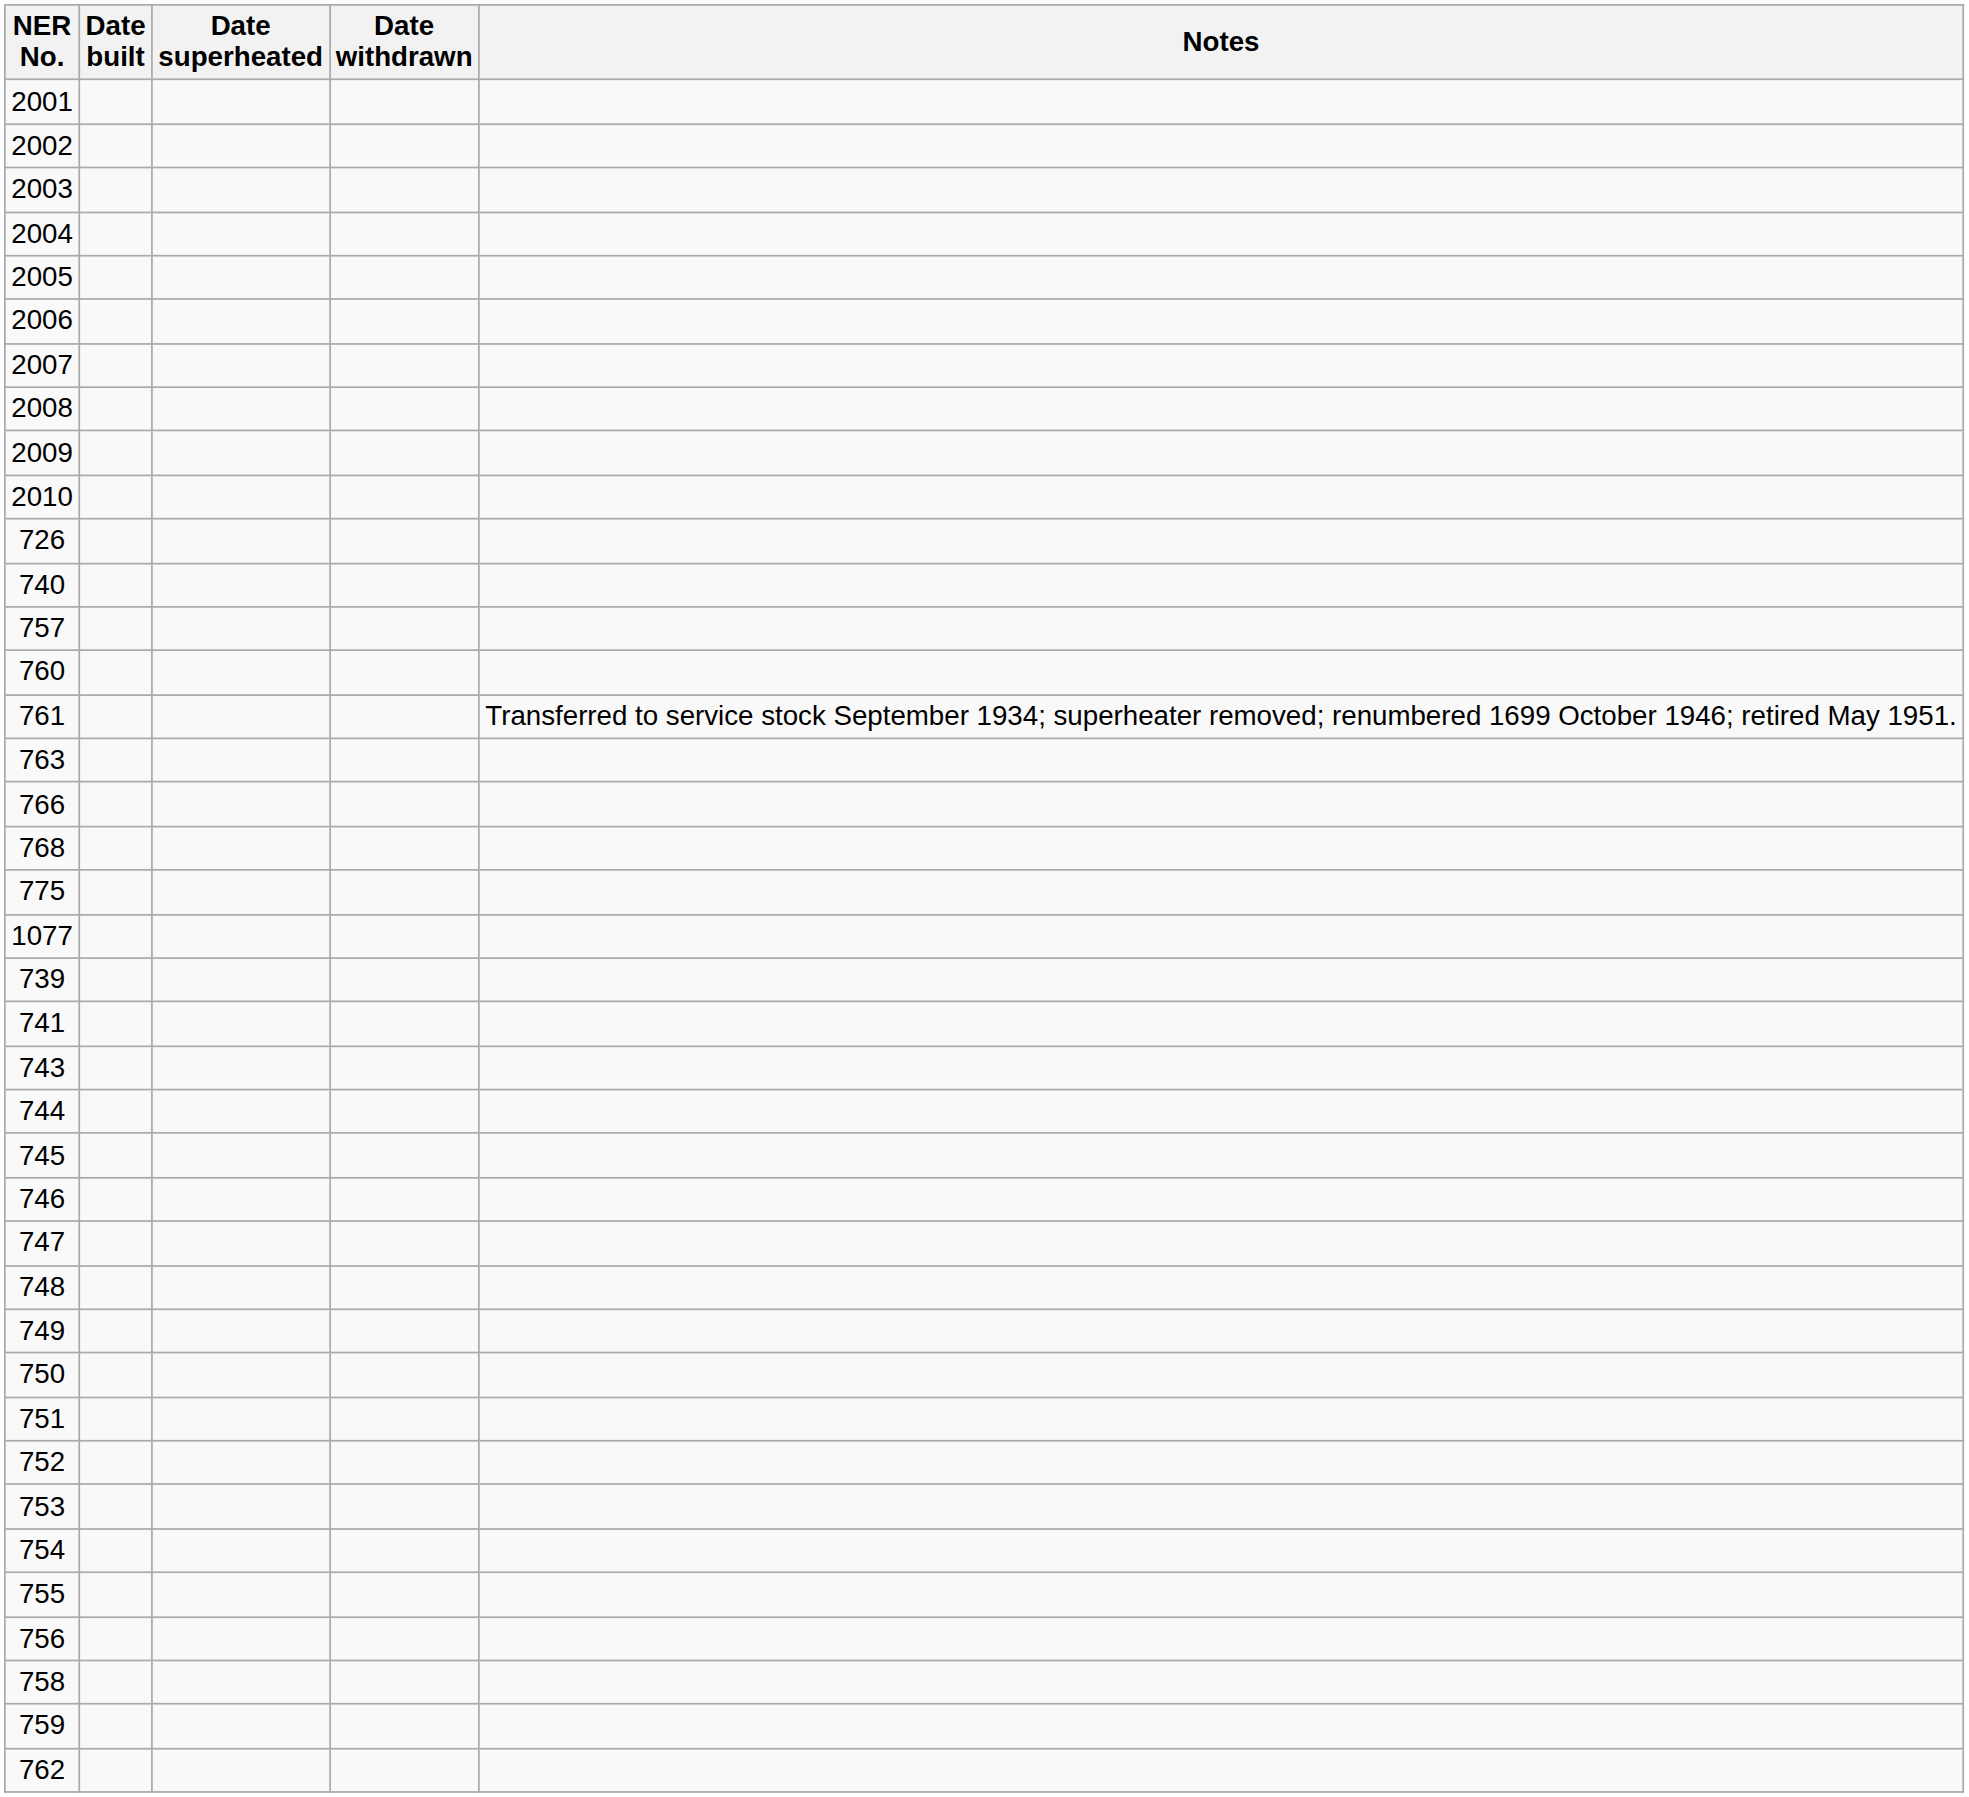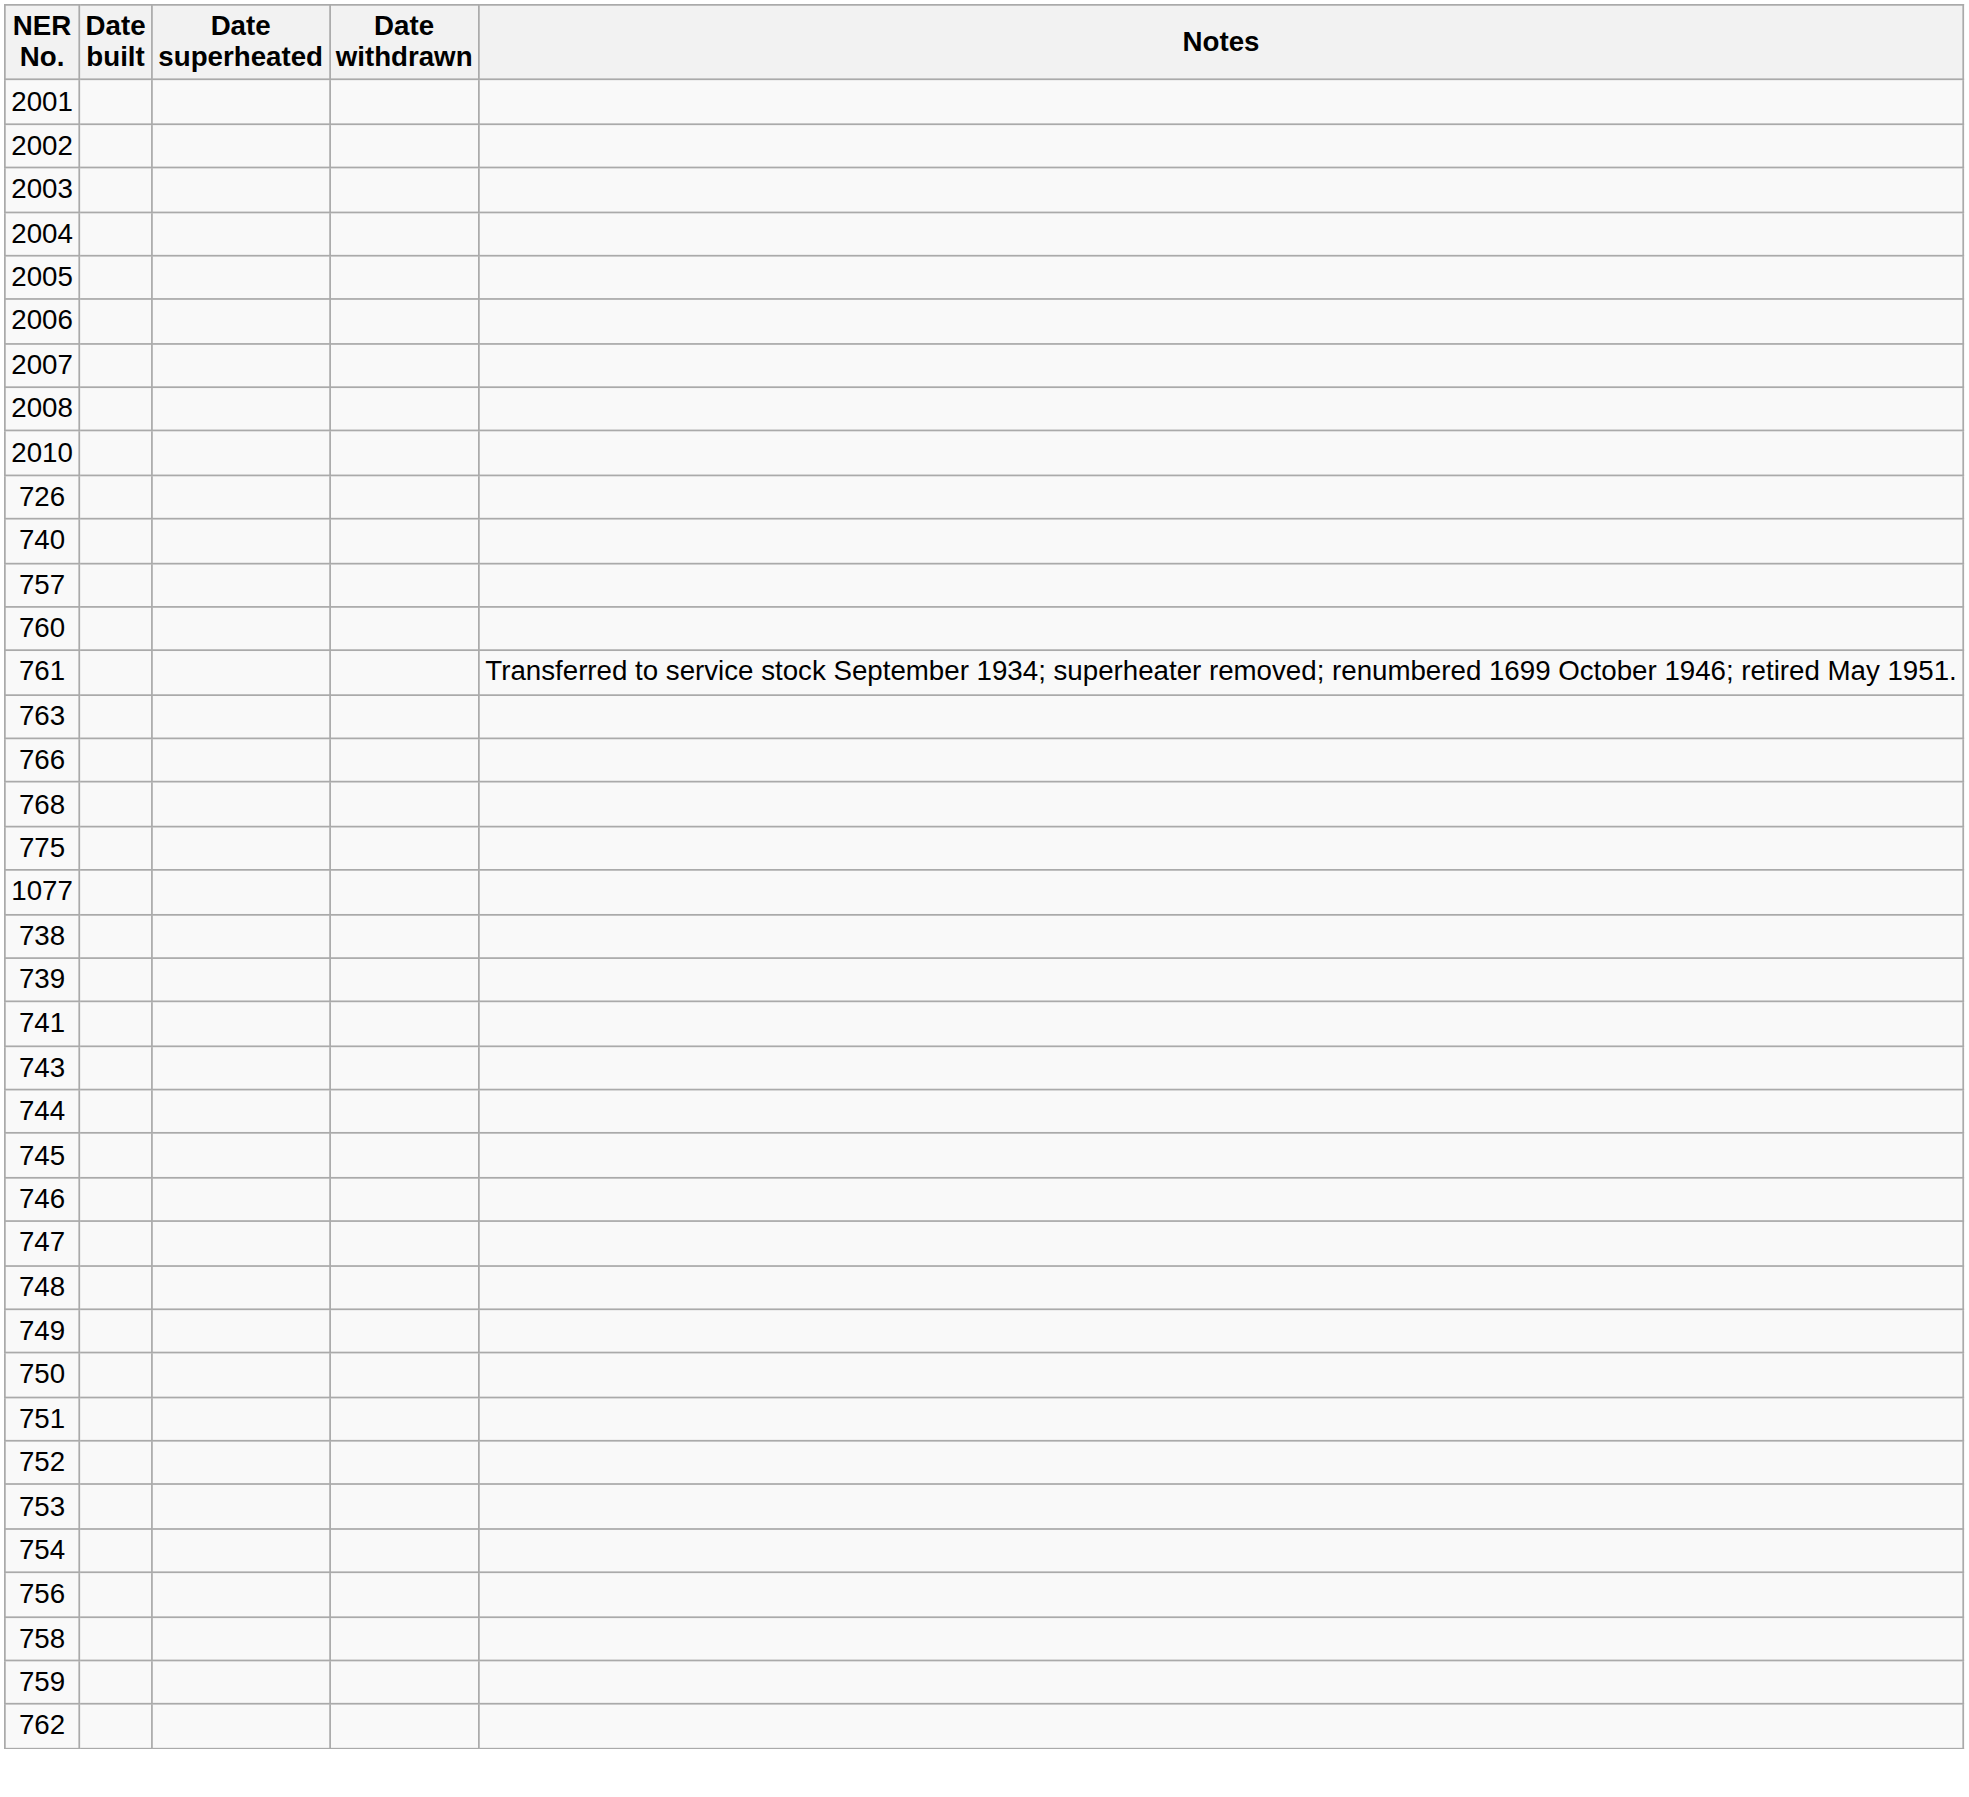- row: (42, 452)
+ row: (42, 935)
- row: (42, 1594)
